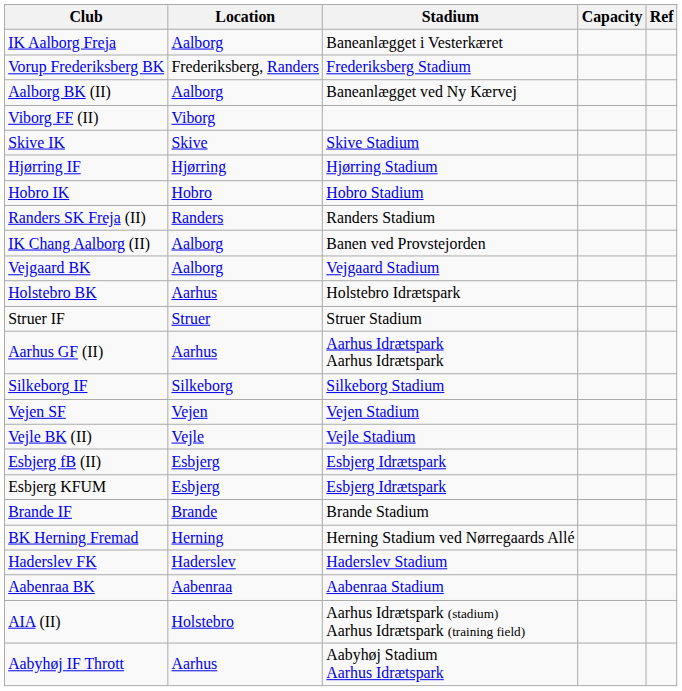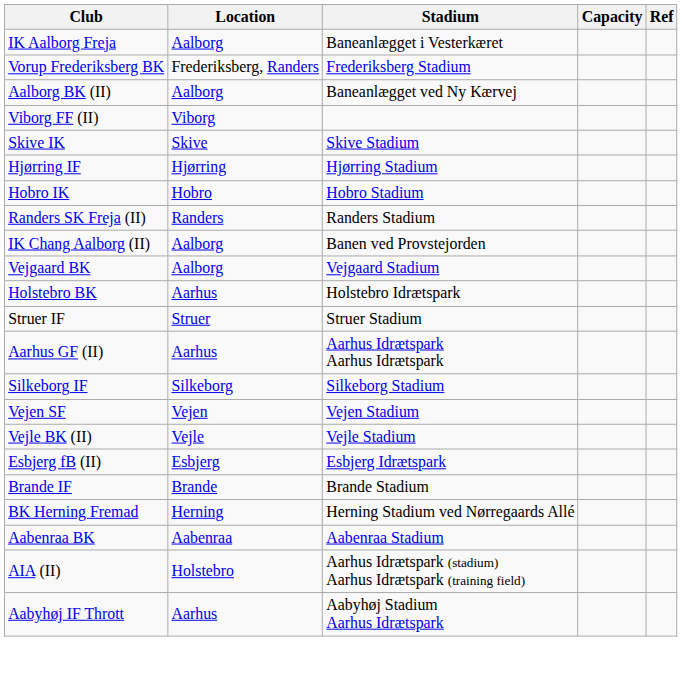- row: (57, 487)
- row: (52, 562)
